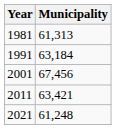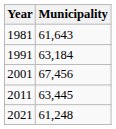(56, 34) 61,313 -> (56, 34) 61,643
(56, 94) 63,421 -> (56, 94) 63,445
